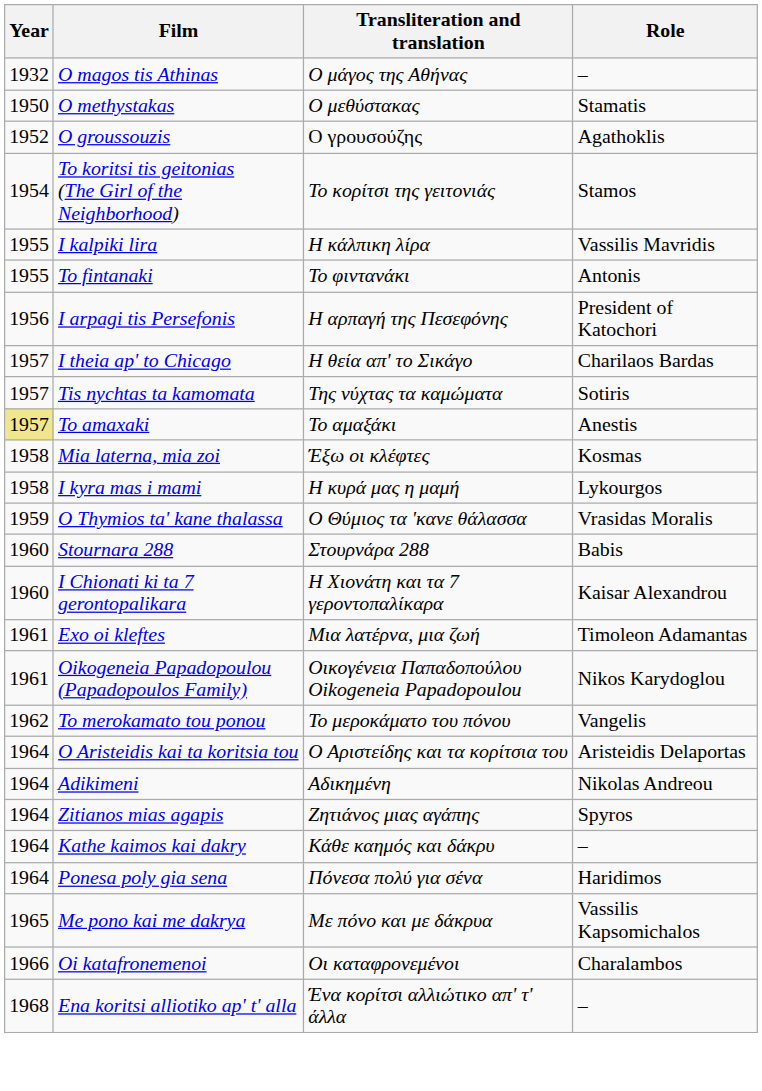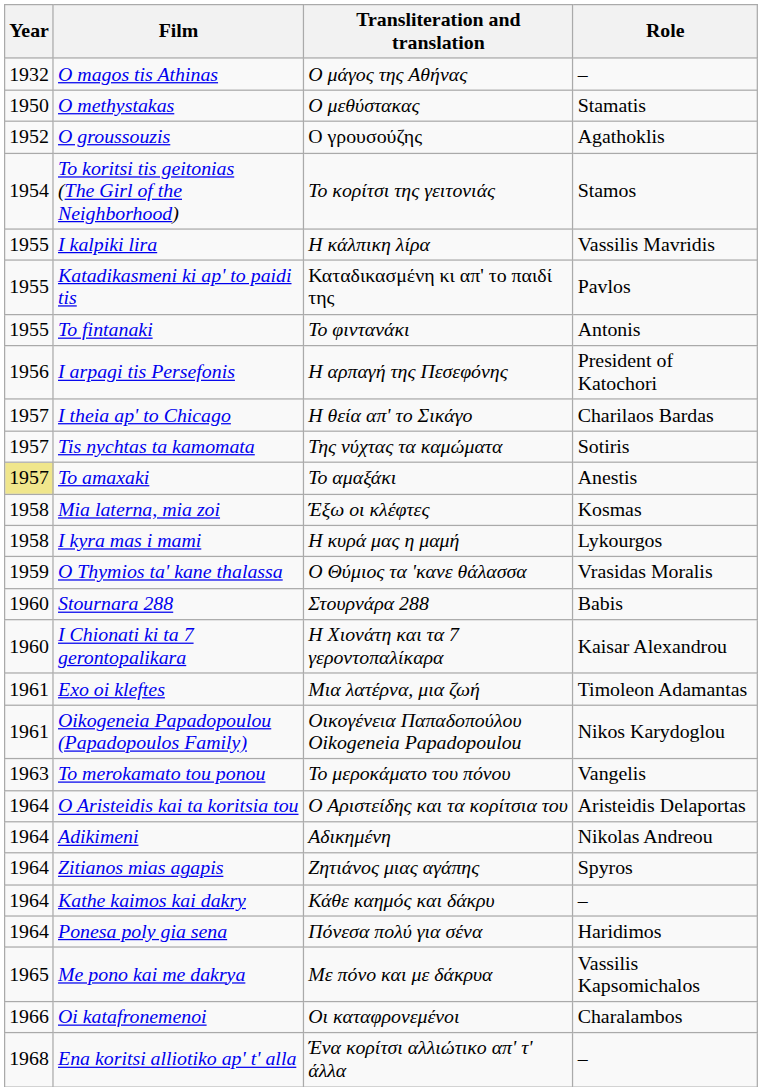+ row: (175, 287)
(29, 720) 1962 -> (29, 774) 1963
